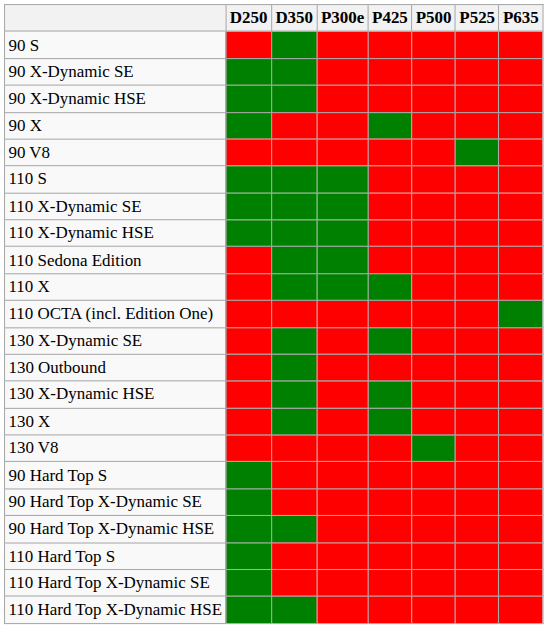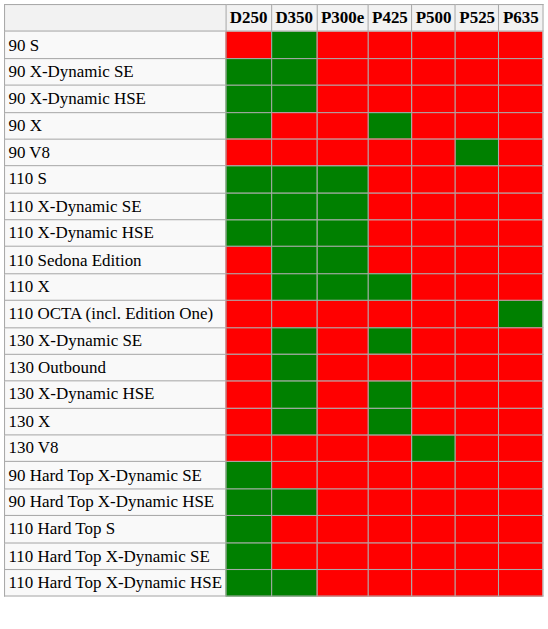- row: (58, 475)
